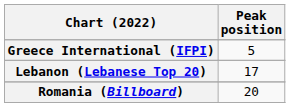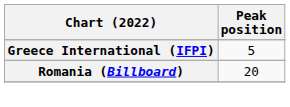- row: (111, 71)
